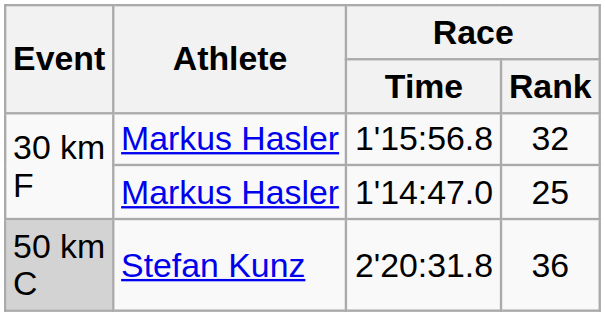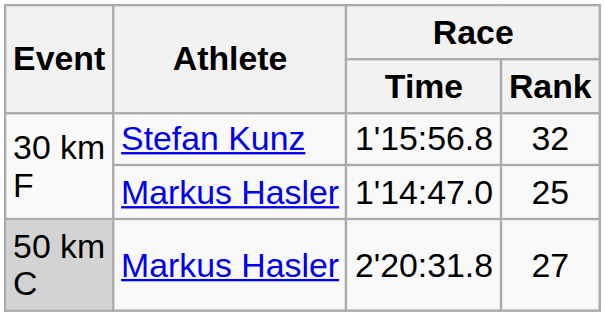(230, 139) Markus Hasler -> (213, 139) Stefan Kunz
(213, 265) Stefan Kunz -> (230, 265) Markus Hasler
(550, 265) 36 -> (550, 265) 27
